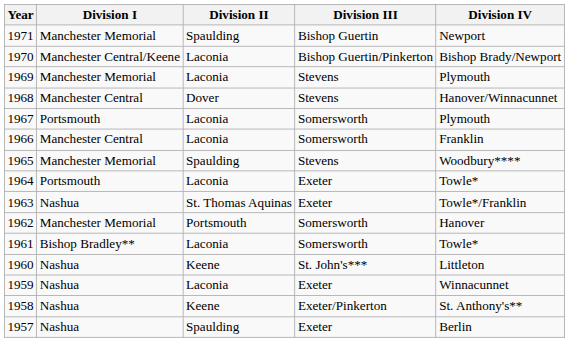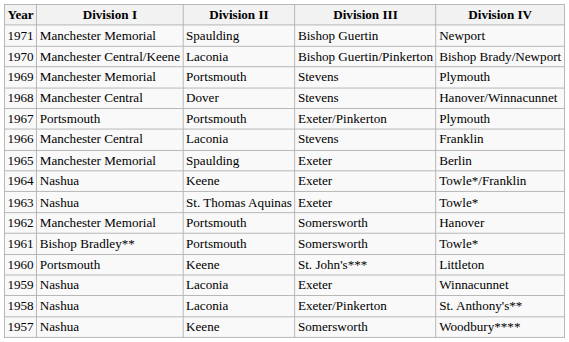(207, 77) Laconia -> (216, 77) Portsmouth
(207, 118) Laconia -> (216, 118) Portsmouth
(333, 118) Somersworth -> (342, 118) Exeter/Pinkerton
(333, 139) Somersworth -> (318, 139) Stevens
(318, 160) Stevens -> (315, 160) Exeter
(480, 160) Woodbury**** -> (456, 160) Berlin
(70, 181) Portsmouth -> (59, 181) Nashua
(207, 181) Laconia -> (203, 181) Keene
(459, 181) Towle* -> (483, 181) Towle*/Franklin
(483, 202) Towle*/Franklin -> (459, 202) Towle*
(207, 243) Laconia -> (216, 243) Portsmouth
(59, 264) Nashua -> (70, 264) Portsmouth
(203, 306) Keene -> (207, 306) Laconia
(213, 327) Spaulding -> (203, 327) Keene
(315, 327) Exeter -> (333, 327) Somersworth
(456, 327) Berlin -> (480, 327) Woodbury****
